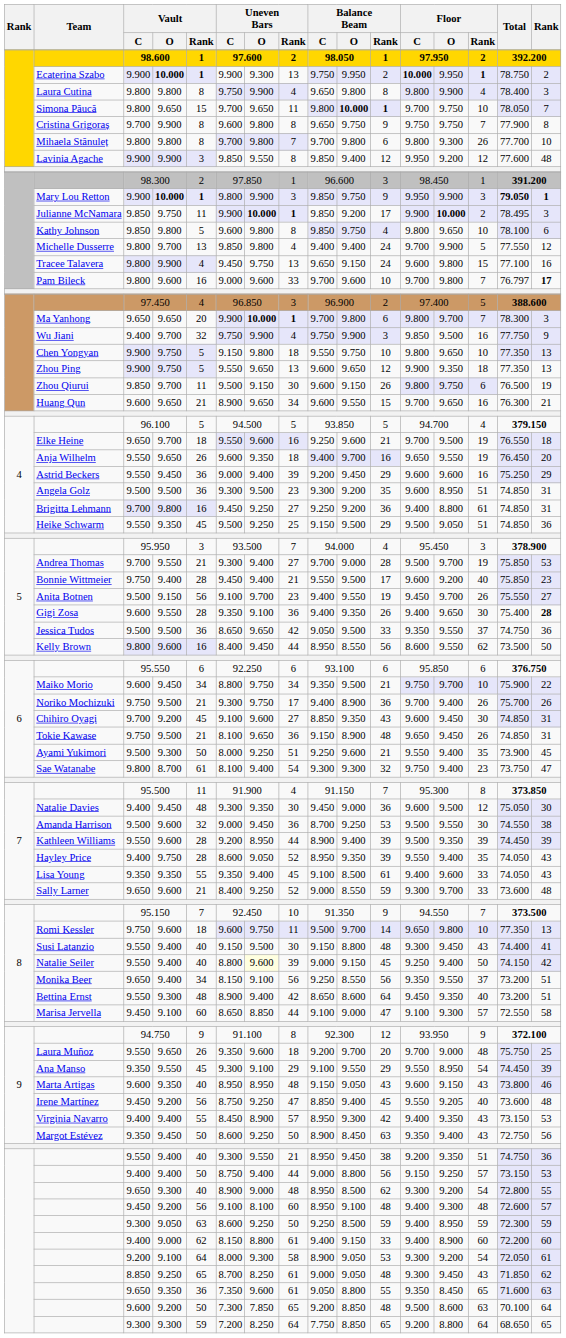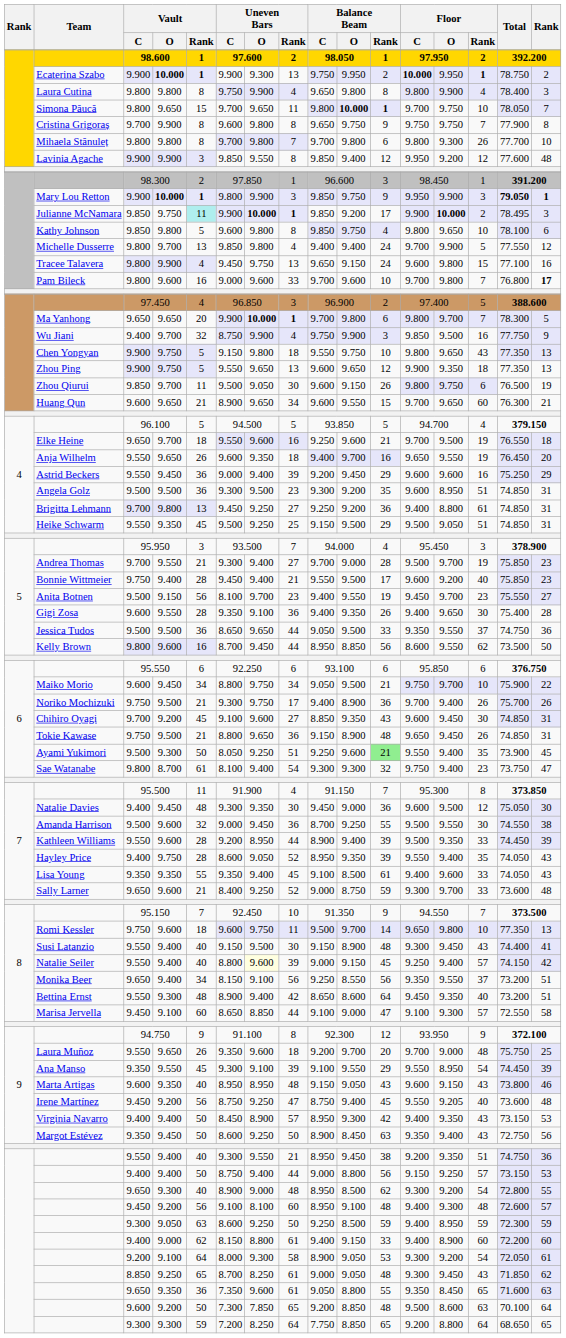(201, 213) no background -> (201, 213) paleturquoise background
(515, 280) 76.797 -> (515, 280) 76.800
(546, 319) 3 -> (546, 319) 5
(230, 335) 9.750 -> (230, 335) 8.750
(483, 352) 10 -> (483, 352) 43
(262, 386) 9.150 -> (262, 386) 9.050
(483, 402) 16 -> (483, 402) 60
(201, 508) 16 -> (201, 508) 13
(546, 525) 36 -> (546, 525) 31
(546, 563) 53 -> (546, 563) 23
(230, 596) 9.100 -> (230, 596) 8.100
(483, 596) 26 -> (483, 596) 23
(546, 613) bold -> (546, 613) normal
(293, 630) 42 -> (293, 630) 44
(230, 647) 8.400 -> (230, 647) 8.700
(354, 647) 8.550 -> (354, 647) 8.850
(322, 685) 9.350 -> (322, 685) 9.050
(230, 735) 8.100 -> (230, 735) 8.800
(230, 752) 8.000 -> (230, 752) 8.050
(385, 752) no background -> (385, 752) lightgreen background
(385, 824) 53 -> (385, 824) 55
(483, 841) 39 -> (483, 841) 33
(354, 891) 8.550 -> (354, 891) 8.750
(354, 946) 8.800 -> (354, 946) 8.900
(483, 963) 50 -> (483, 963) 57
(293, 1068) 29 -> (293, 1068) 39
(322, 1102) 8.850 -> (322, 1102) 8.750
(201, 1118) 55 -> (201, 1118) 50
